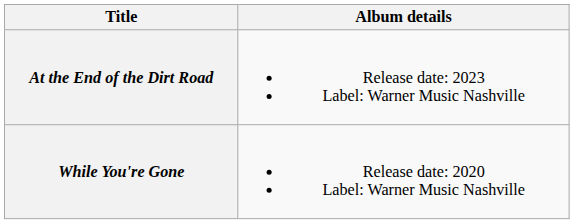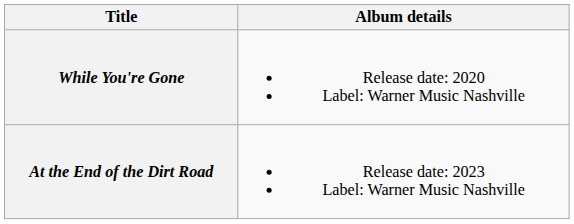rows swapped: (121, 171) <-> (121, 77)
